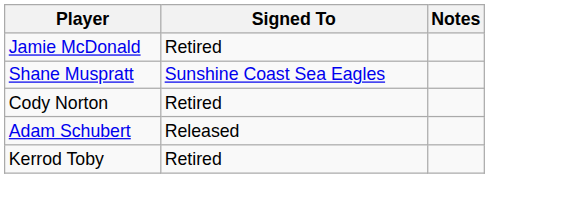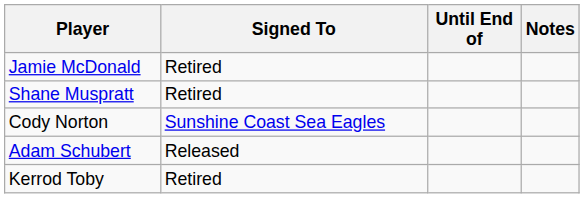+ column: (474, 29)
(275, 75) Sunshine Coast Sea Eagles -> (193, 95) Retired
(193, 103) Retired -> (275, 123) Sunshine Coast Sea Eagles
